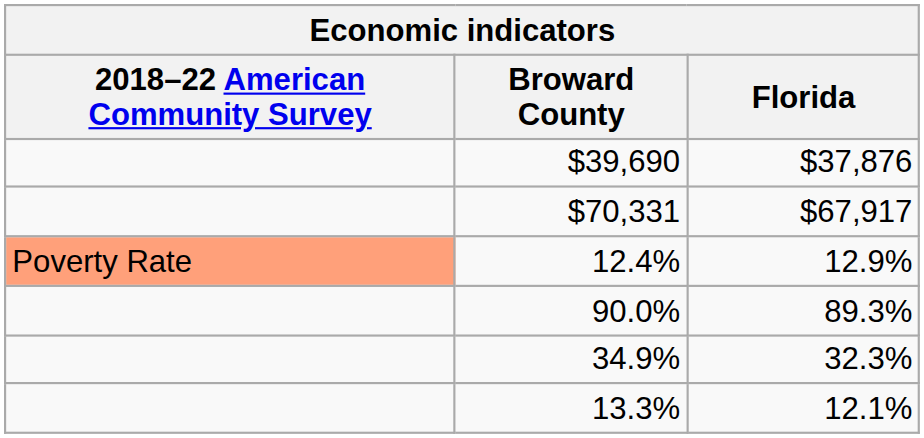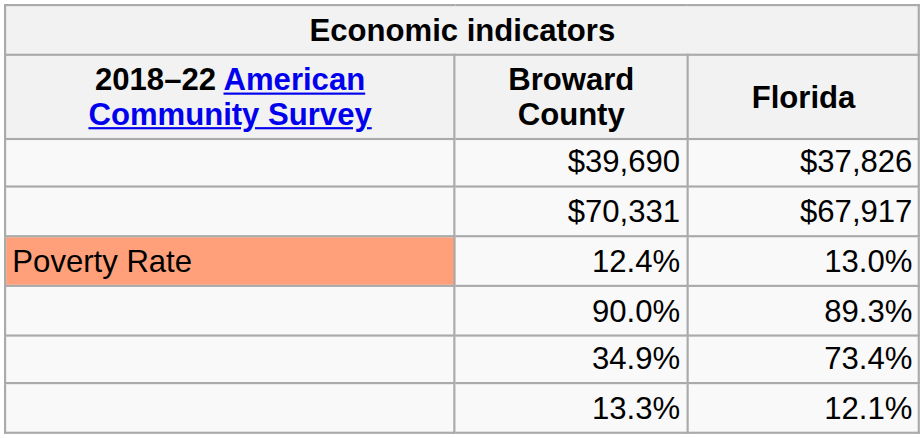(856, 163) $37,876 -> (856, 163) $37,826
(868, 261) 12.9% -> (868, 261) 13.0%
(868, 359) 32.3% -> (868, 359) 73.4%
